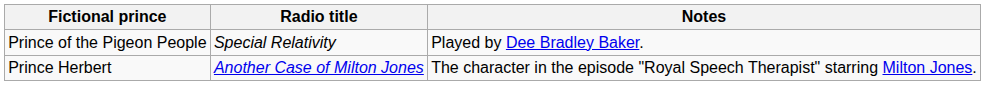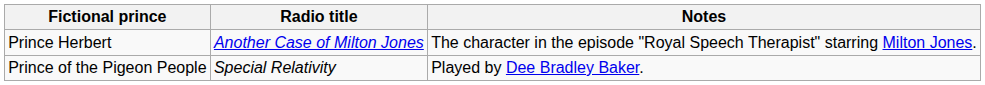rows swapped: (60, 67) <-> (107, 42)
